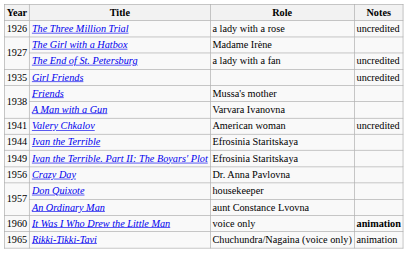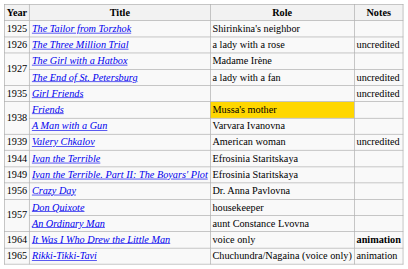+ row: (82, 28)
(245, 93) no background -> (245, 110) gold background
(17, 126) 1941 -> (17, 142) 1939
(17, 223) 1960 -> (17, 239) 1964
